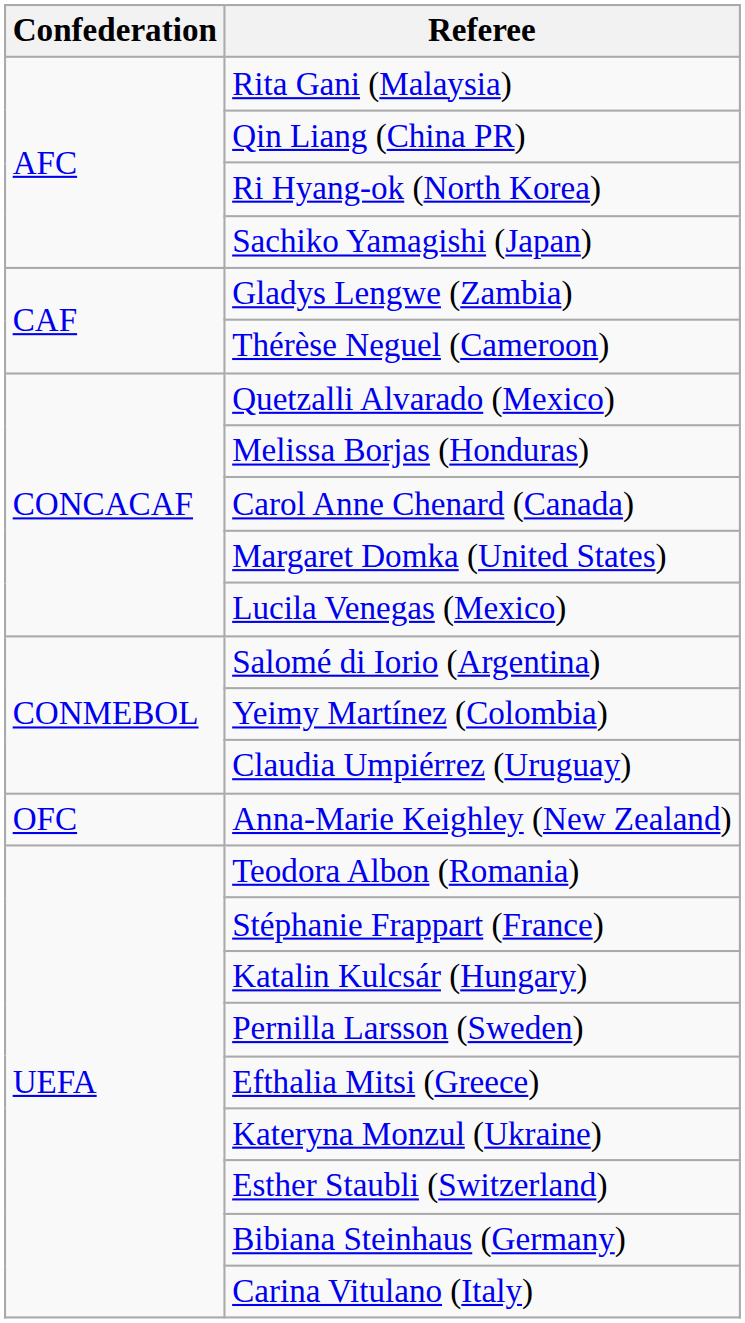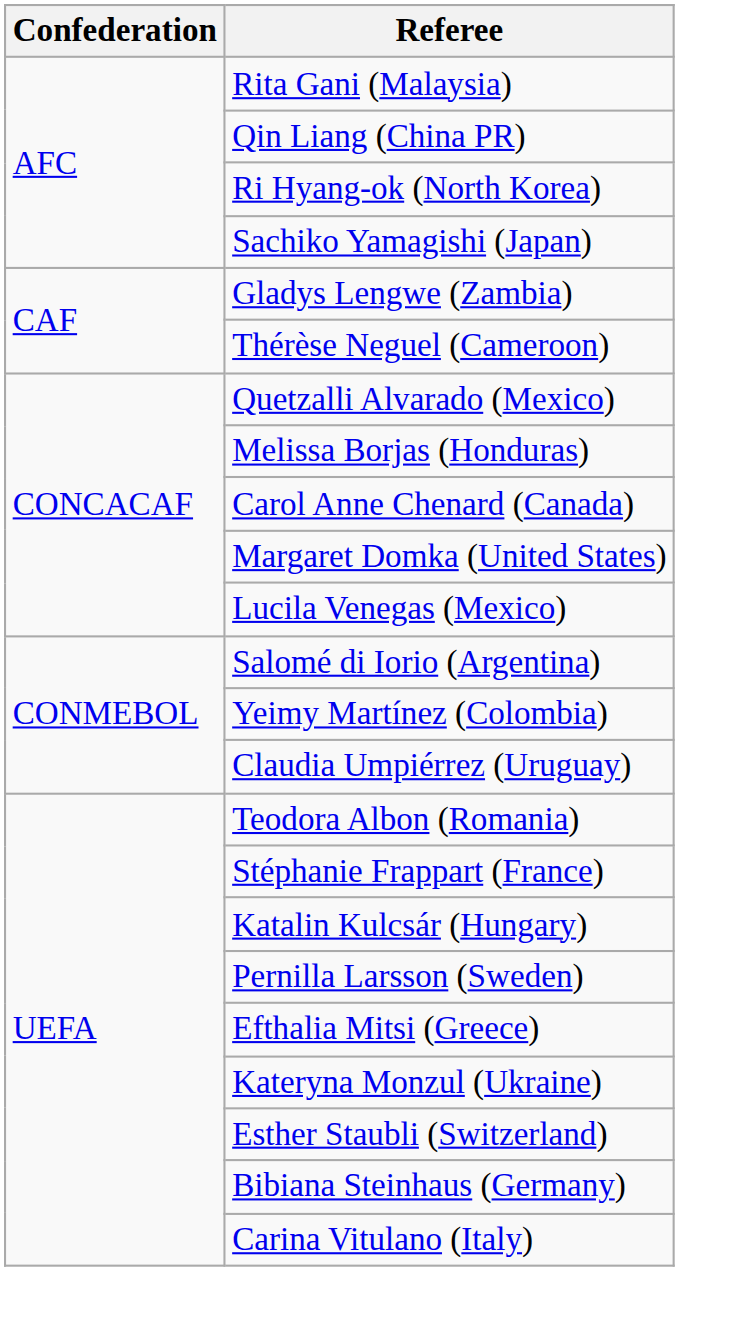- row: (482, 818)
